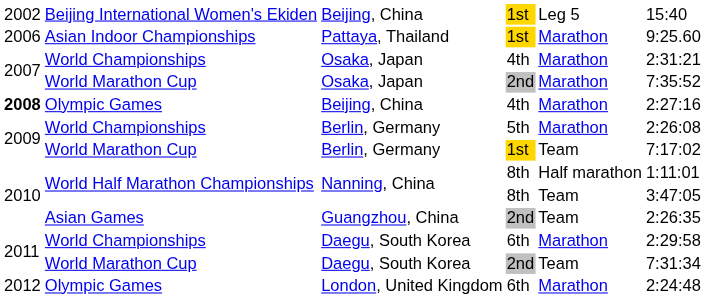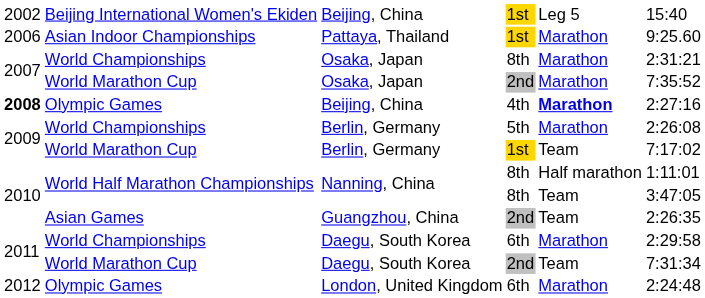(518, 59) 4th -> (518, 59) 8th
(573, 104) normal -> (575, 104) bold
